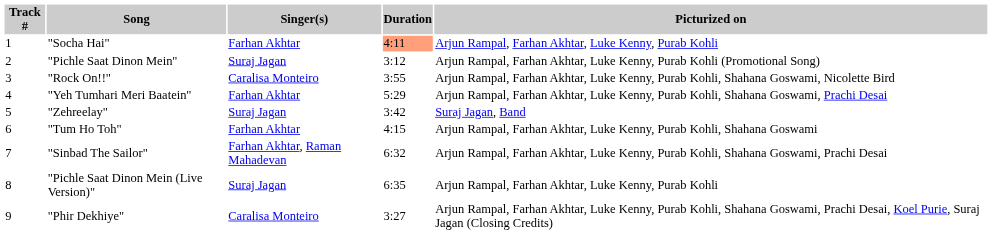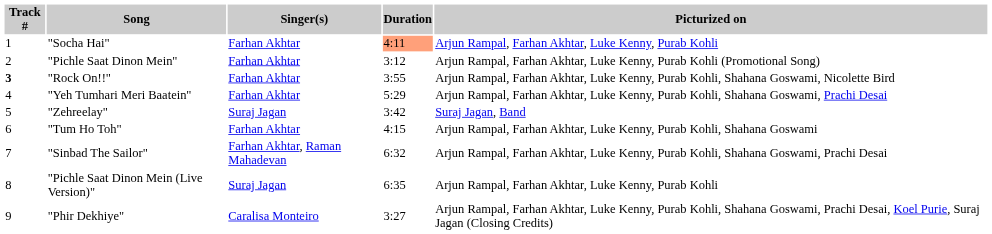(257, 60) Suraj Jagan -> (264, 60) Farhan Akhtar
(8, 77) normal -> (8, 77) bold
(274, 77) Caralisa Monteiro -> (264, 77) Farhan Akhtar
